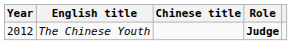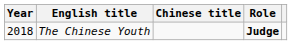(20, 31) 2012 -> (20, 31) 2018
